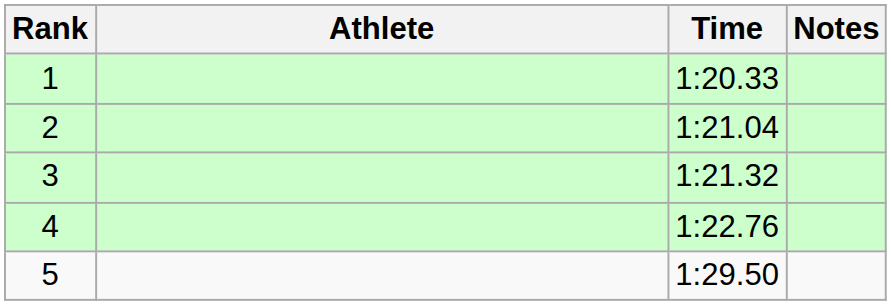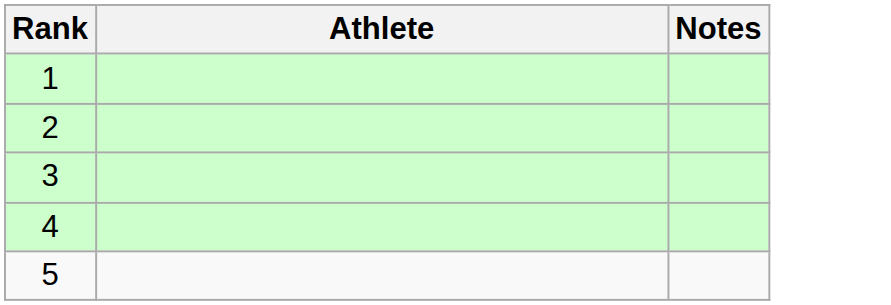- column: (727, 29)
